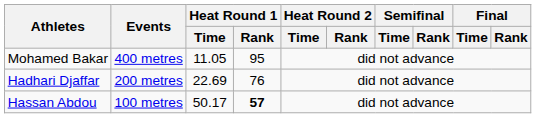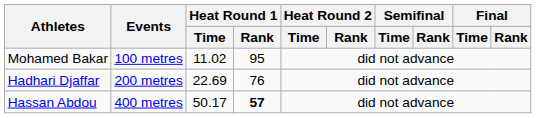(149, 59) 400 metres -> (149, 59) 100 metres
(210, 59) 11.05 -> (210, 59) 11.02
(149, 102) 100 metres -> (149, 102) 400 metres
